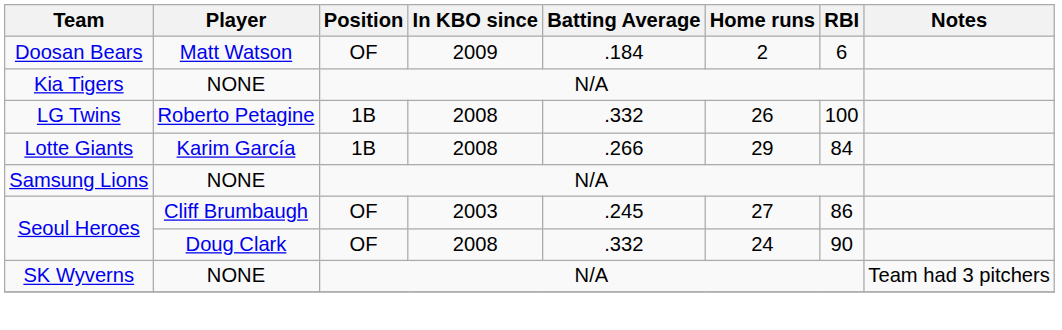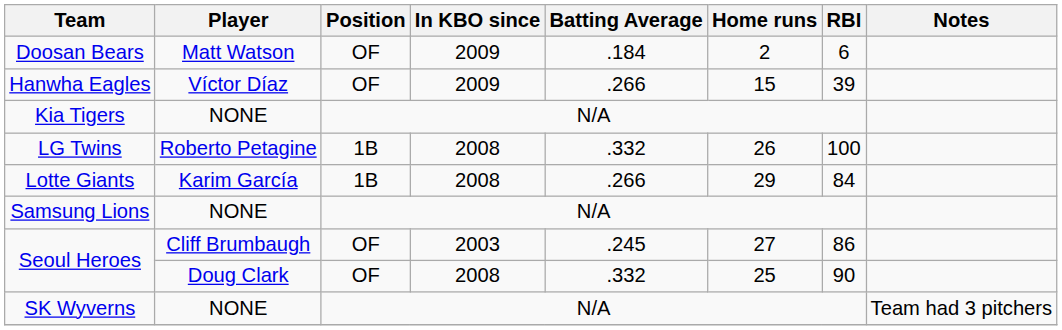+ row: (80, 84)
(762, 244) 24 -> (765, 276) 25
